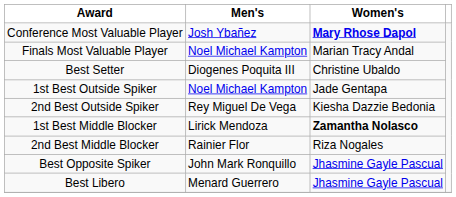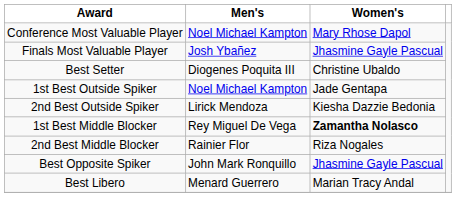(222, 32) Josh Ybañez -> (248, 32) Noel Michael Kampton
(364, 32) bold -> (362, 32) normal
(248, 51) Noel Michael Kampton -> (222, 51) Josh Ybañez
(363, 51) Marian Tracy Andal -> (378, 51) Jhasmine Gayle Pascual
(242, 107) Rey Miguel De Vega -> (228, 107) Lirick Mendoza
(228, 126) Lirick Mendoza -> (242, 126) Rey Miguel De Vega
(378, 182) Jhasmine Gayle Pascual -> (363, 182) Marian Tracy Andal
